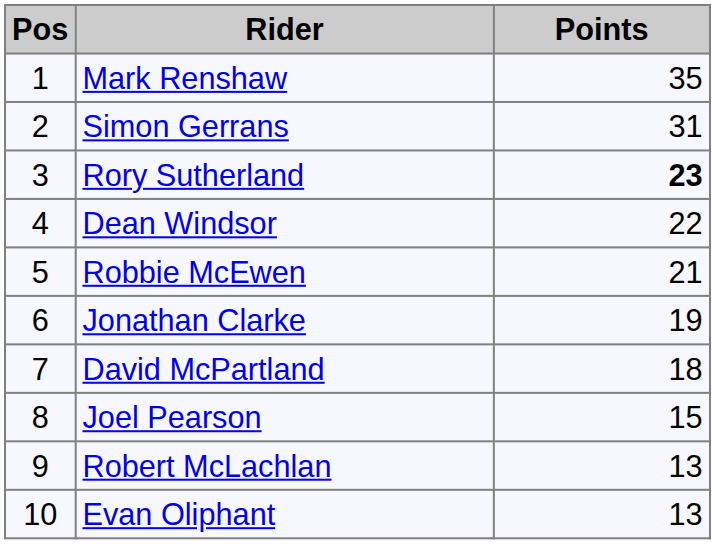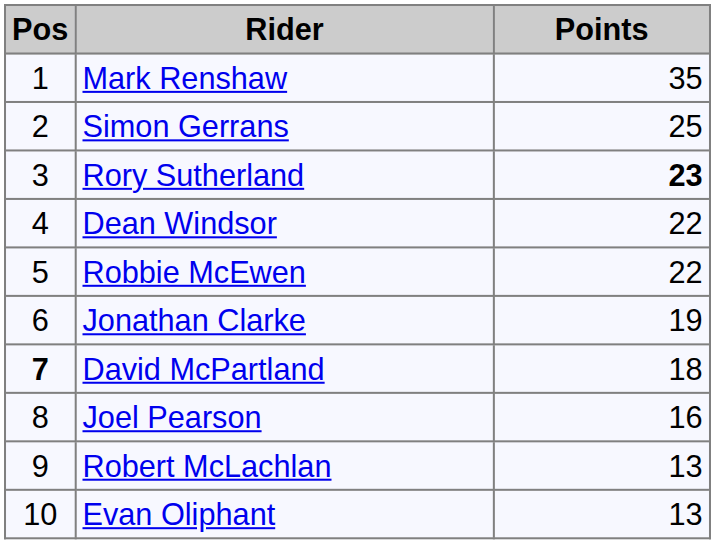(686, 126) 31 -> (686, 126) 25
(686, 272) 21 -> (686, 272) 22
(40, 369) normal -> (40, 369) bold
(686, 417) 15 -> (686, 417) 16
